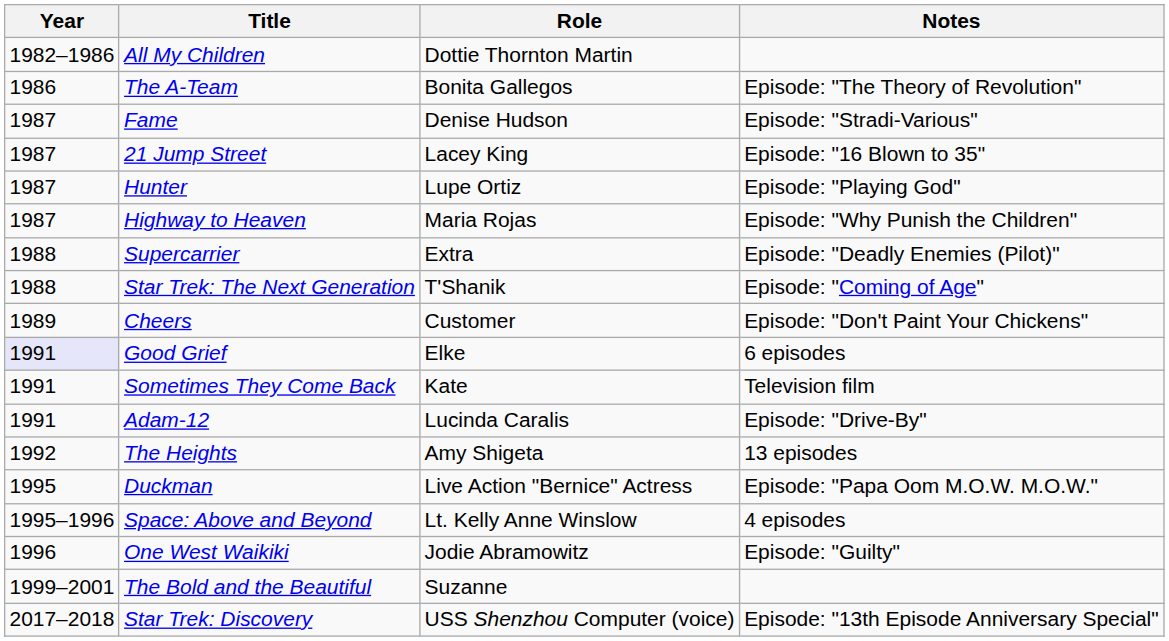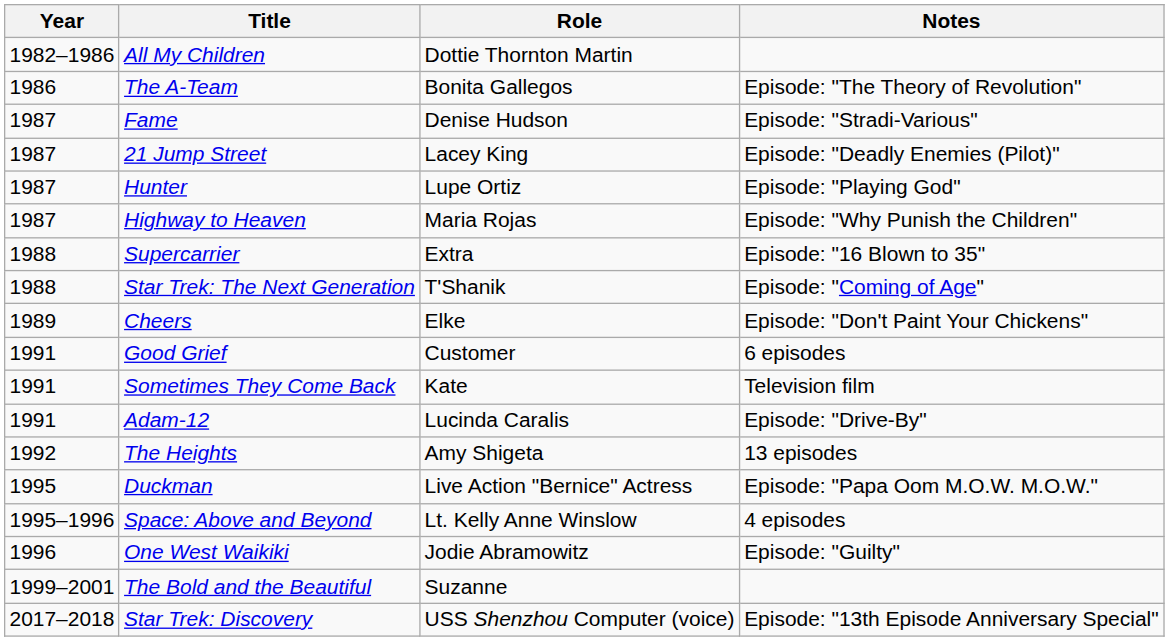(865, 154) Episode: "16 Blown to 35" -> (902, 154) Episode: "Deadly Enemies (Pilot)"
(902, 253) Episode: "Deadly Enemies (Pilot)" -> (865, 253) Episode: "16 Blown to 35"
(470, 320) Customer -> (445, 320) Elke
(33, 353) lavender background -> (33, 353) no background
(445, 353) Elke -> (470, 353) Customer
